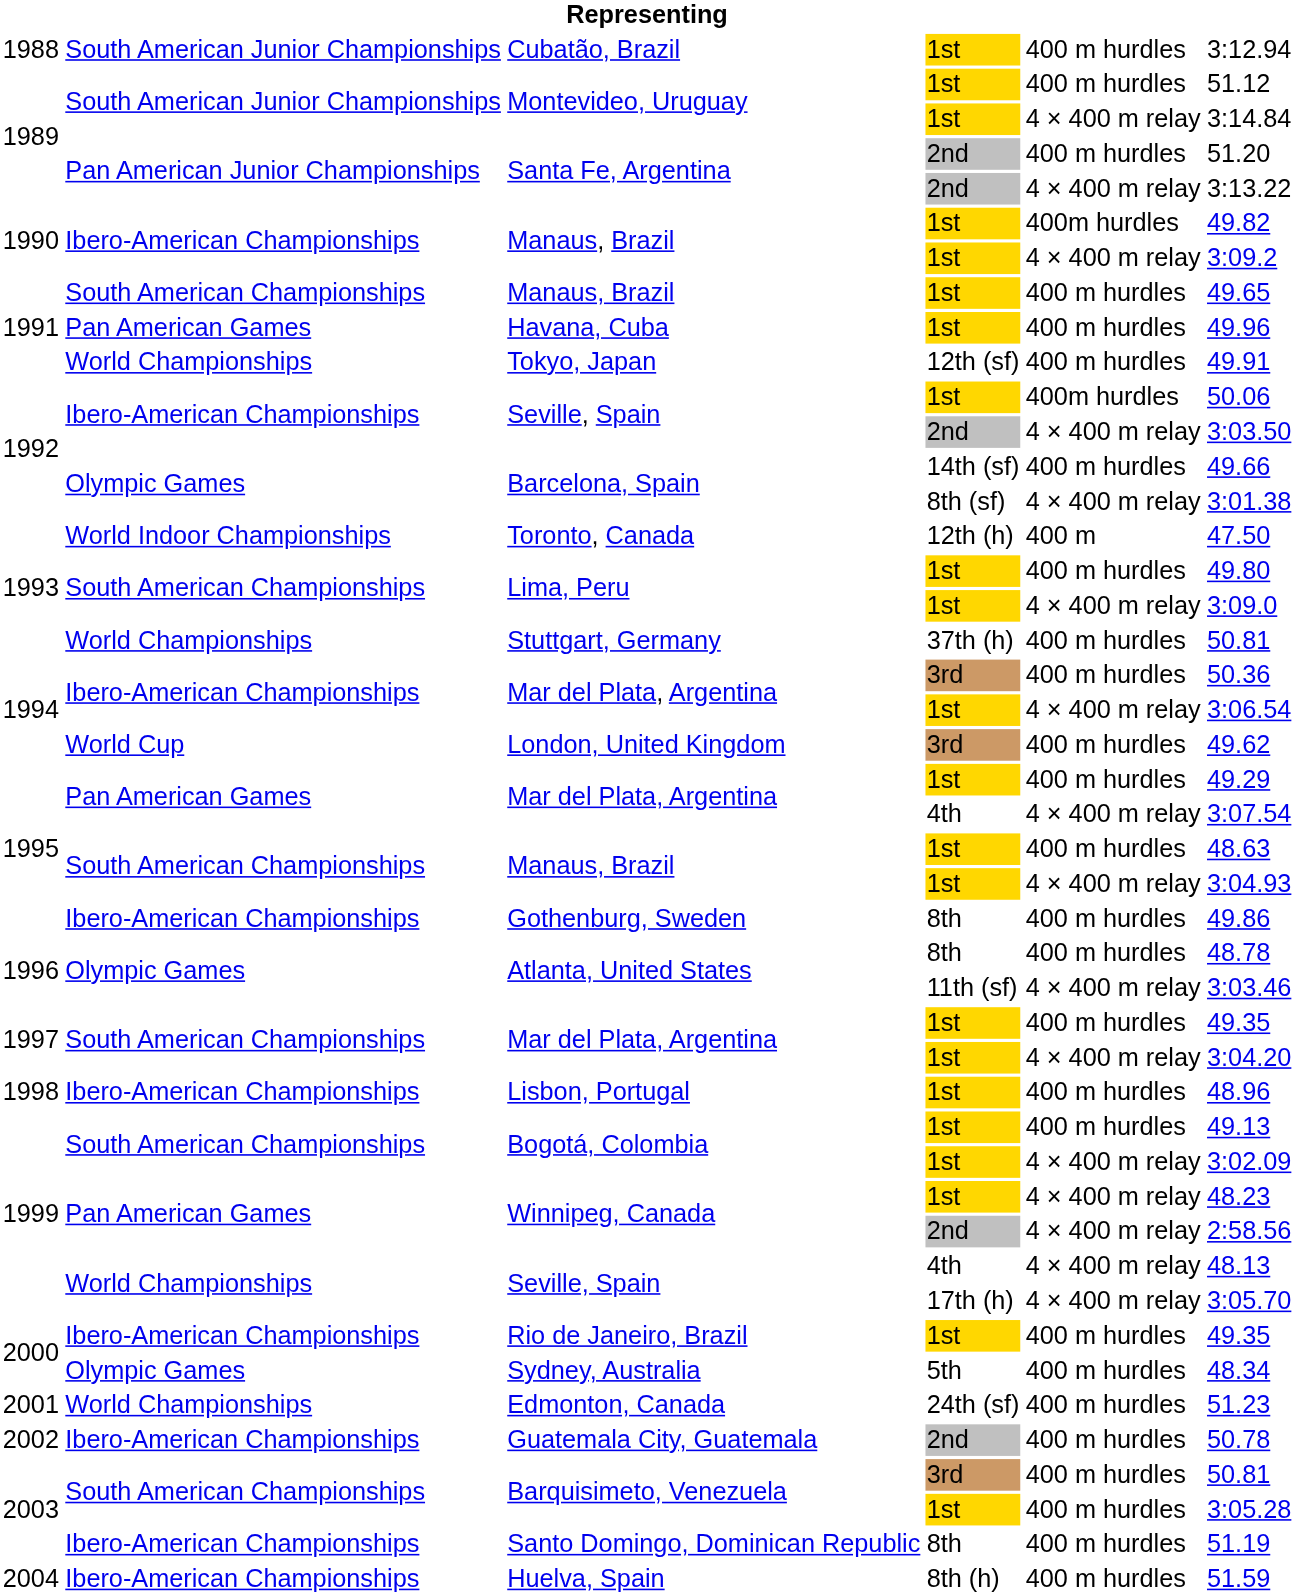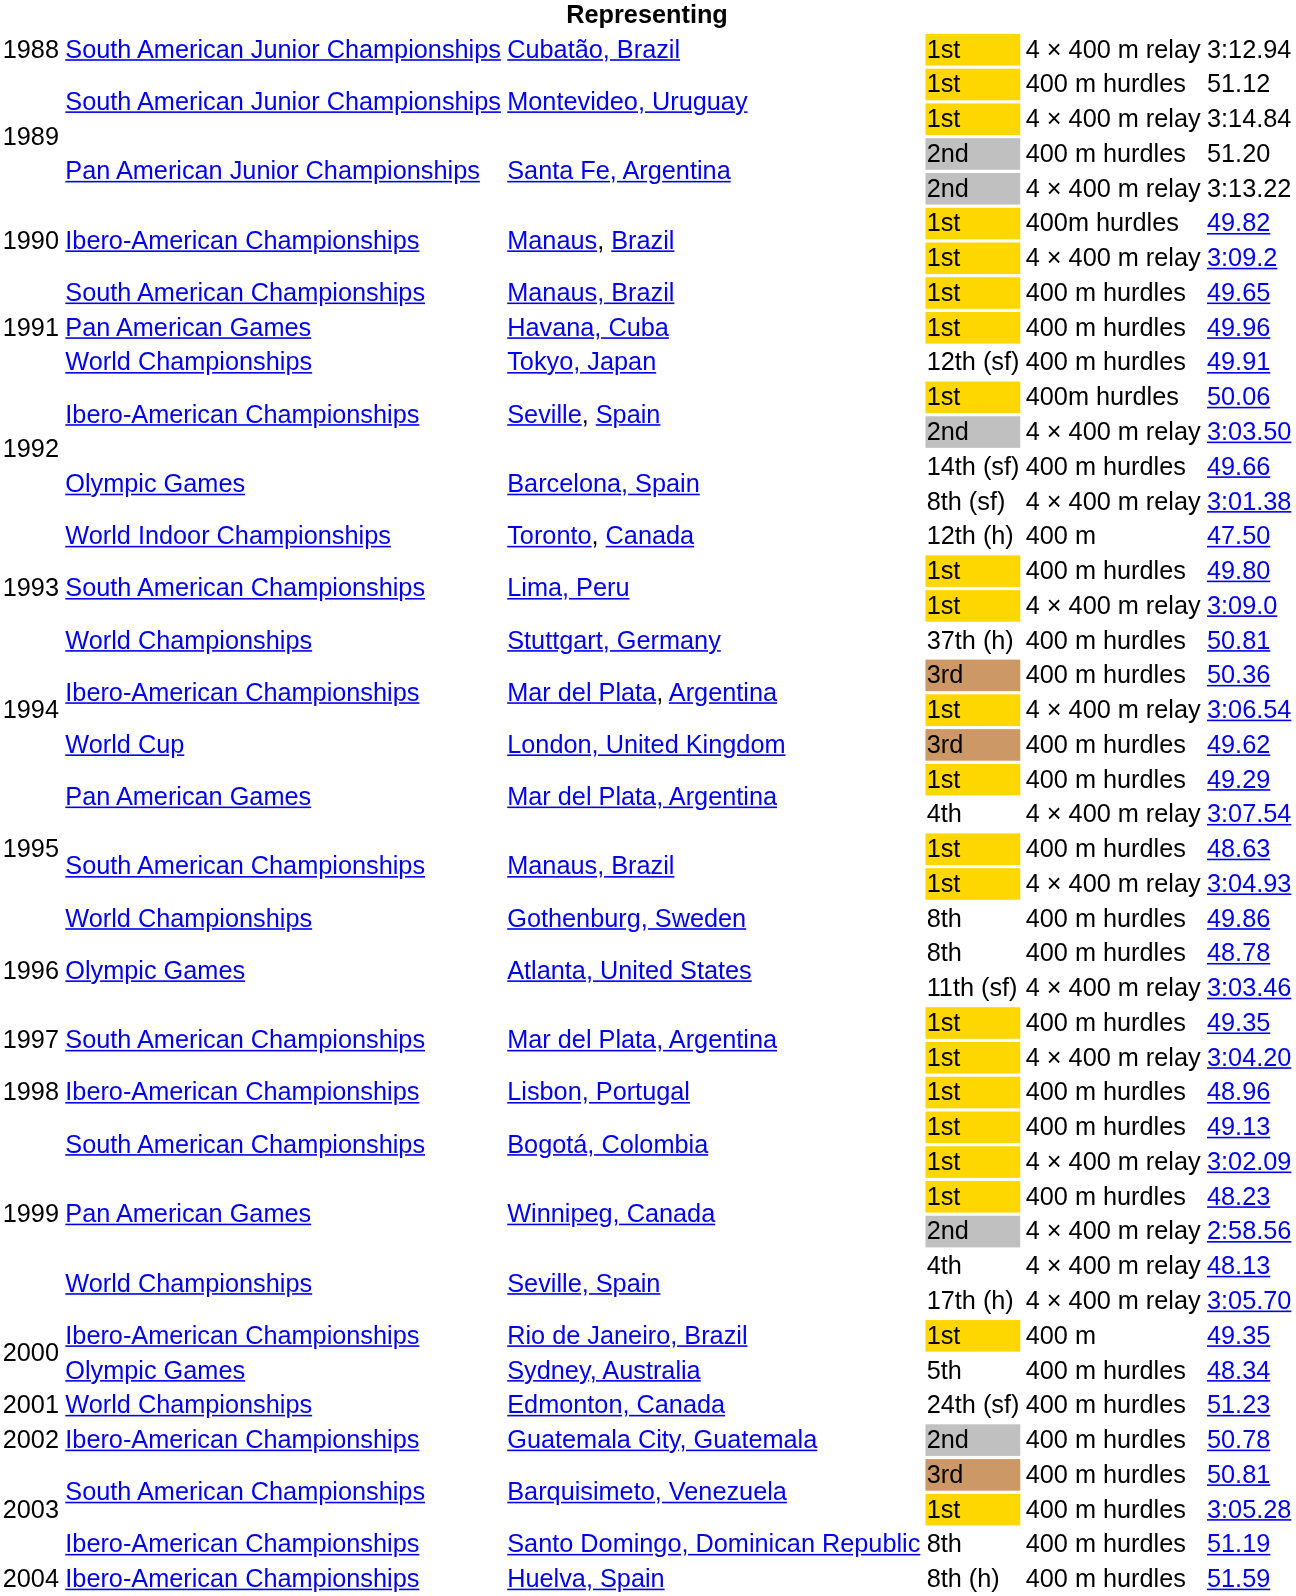(1106, 49) 400 m hurdles -> (1113, 49) 4 × 400 m relay
(242, 918) Ibero-American Championships -> (189, 918) World Championships
(1113, 1196) 4 × 400 m relay -> (1106, 1196) 400 m hurdles
(1106, 1335) 400 m hurdles -> (1061, 1335) 400 m
